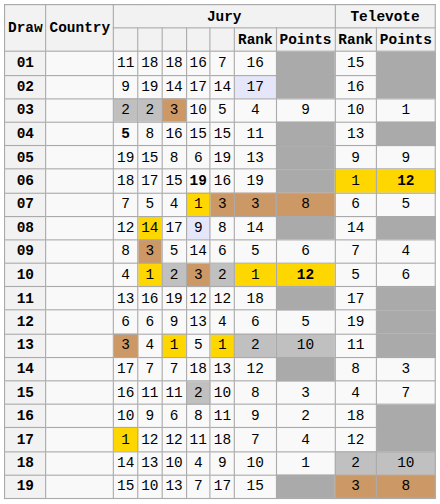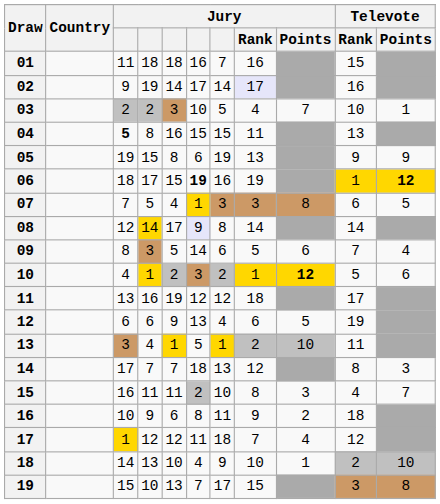(305, 110) 9 -> (305, 110) 7
